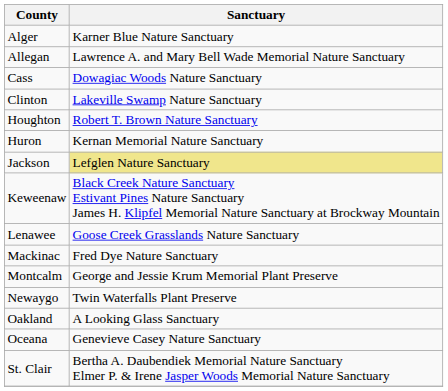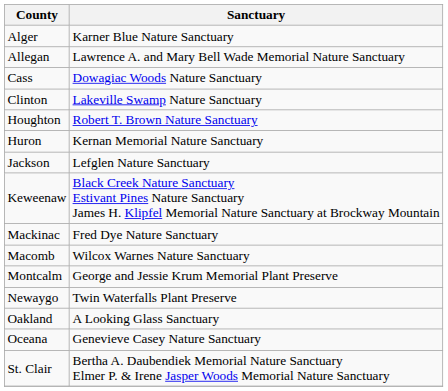(141, 162) khaki background -> (141, 162) no background
- row: (31, 234)
+ row: (31, 255)
